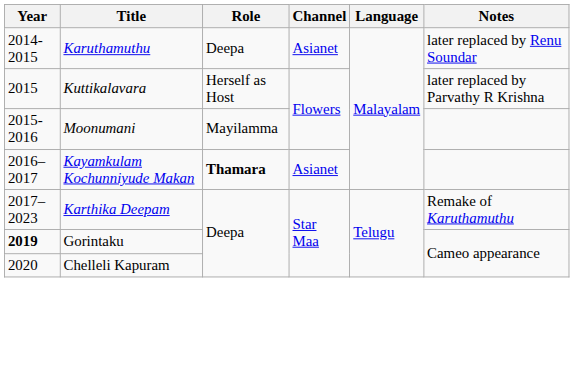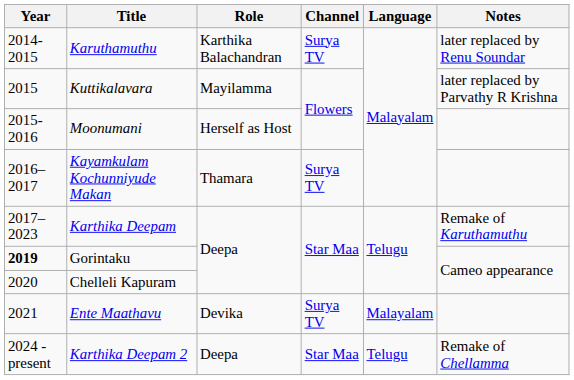(225, 48) Deepa -> (241, 48) Karthika Balachandran
(315, 48) Asianet -> (322, 48) Surya TV
(236, 88) Herself as Host -> (236, 88) Mayilamma
(242, 128) Mayilamma -> (246, 128) Herself as Host
(236, 169) bold -> (226, 177) normal
(315, 169) Asianet -> (322, 177) Surya TV
+ row: (116, 313)
+ row: (129, 354)
